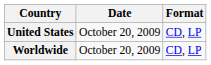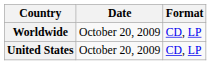rows swapped: (40, 32) <-> (40, 50)
